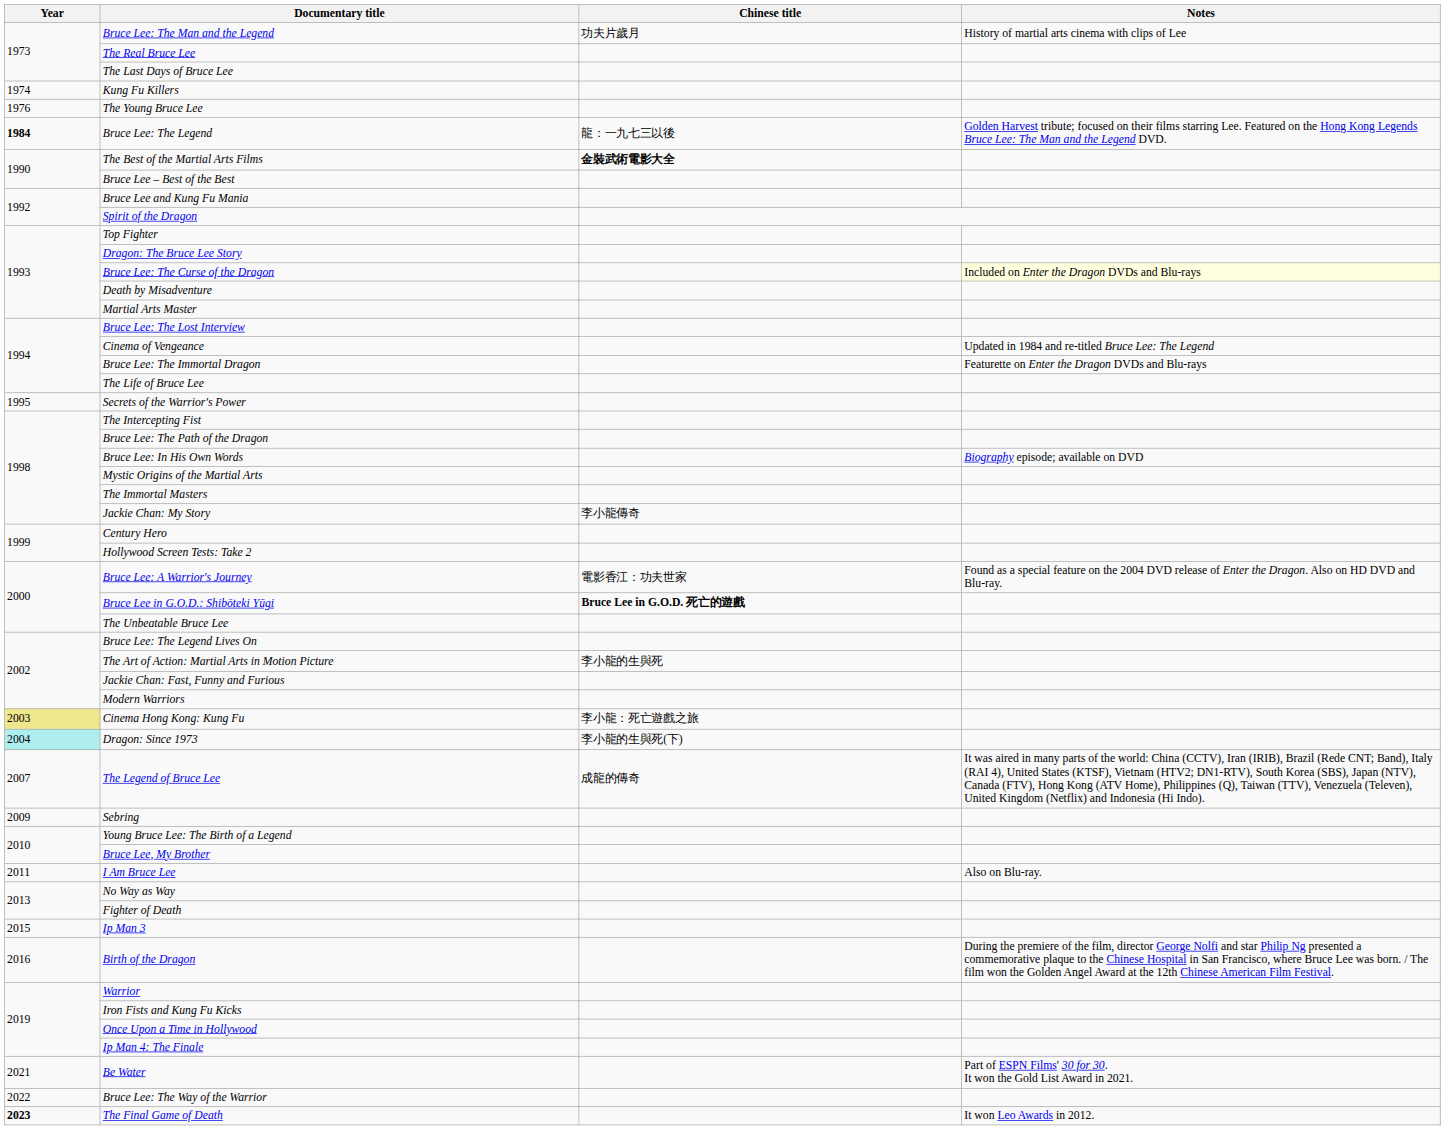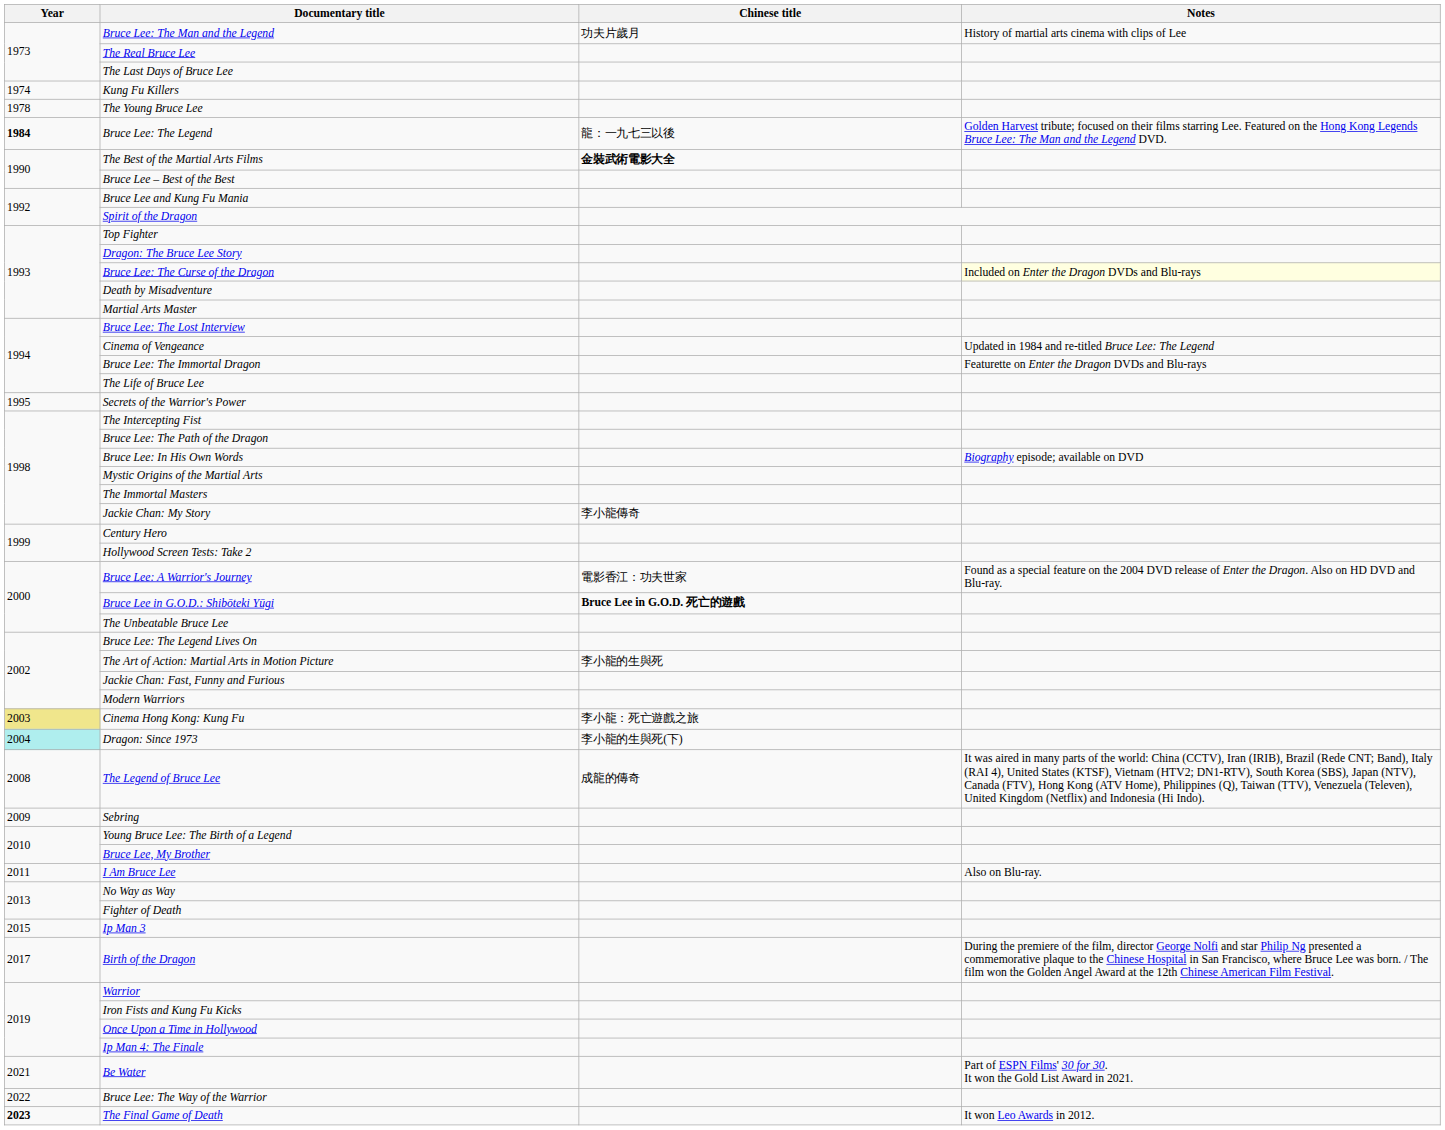(19, 108) 1976 -> (19, 108) 1978
(19, 778) 2007 -> (19, 778) 2008
(19, 960) 2016 -> (19, 960) 2017
